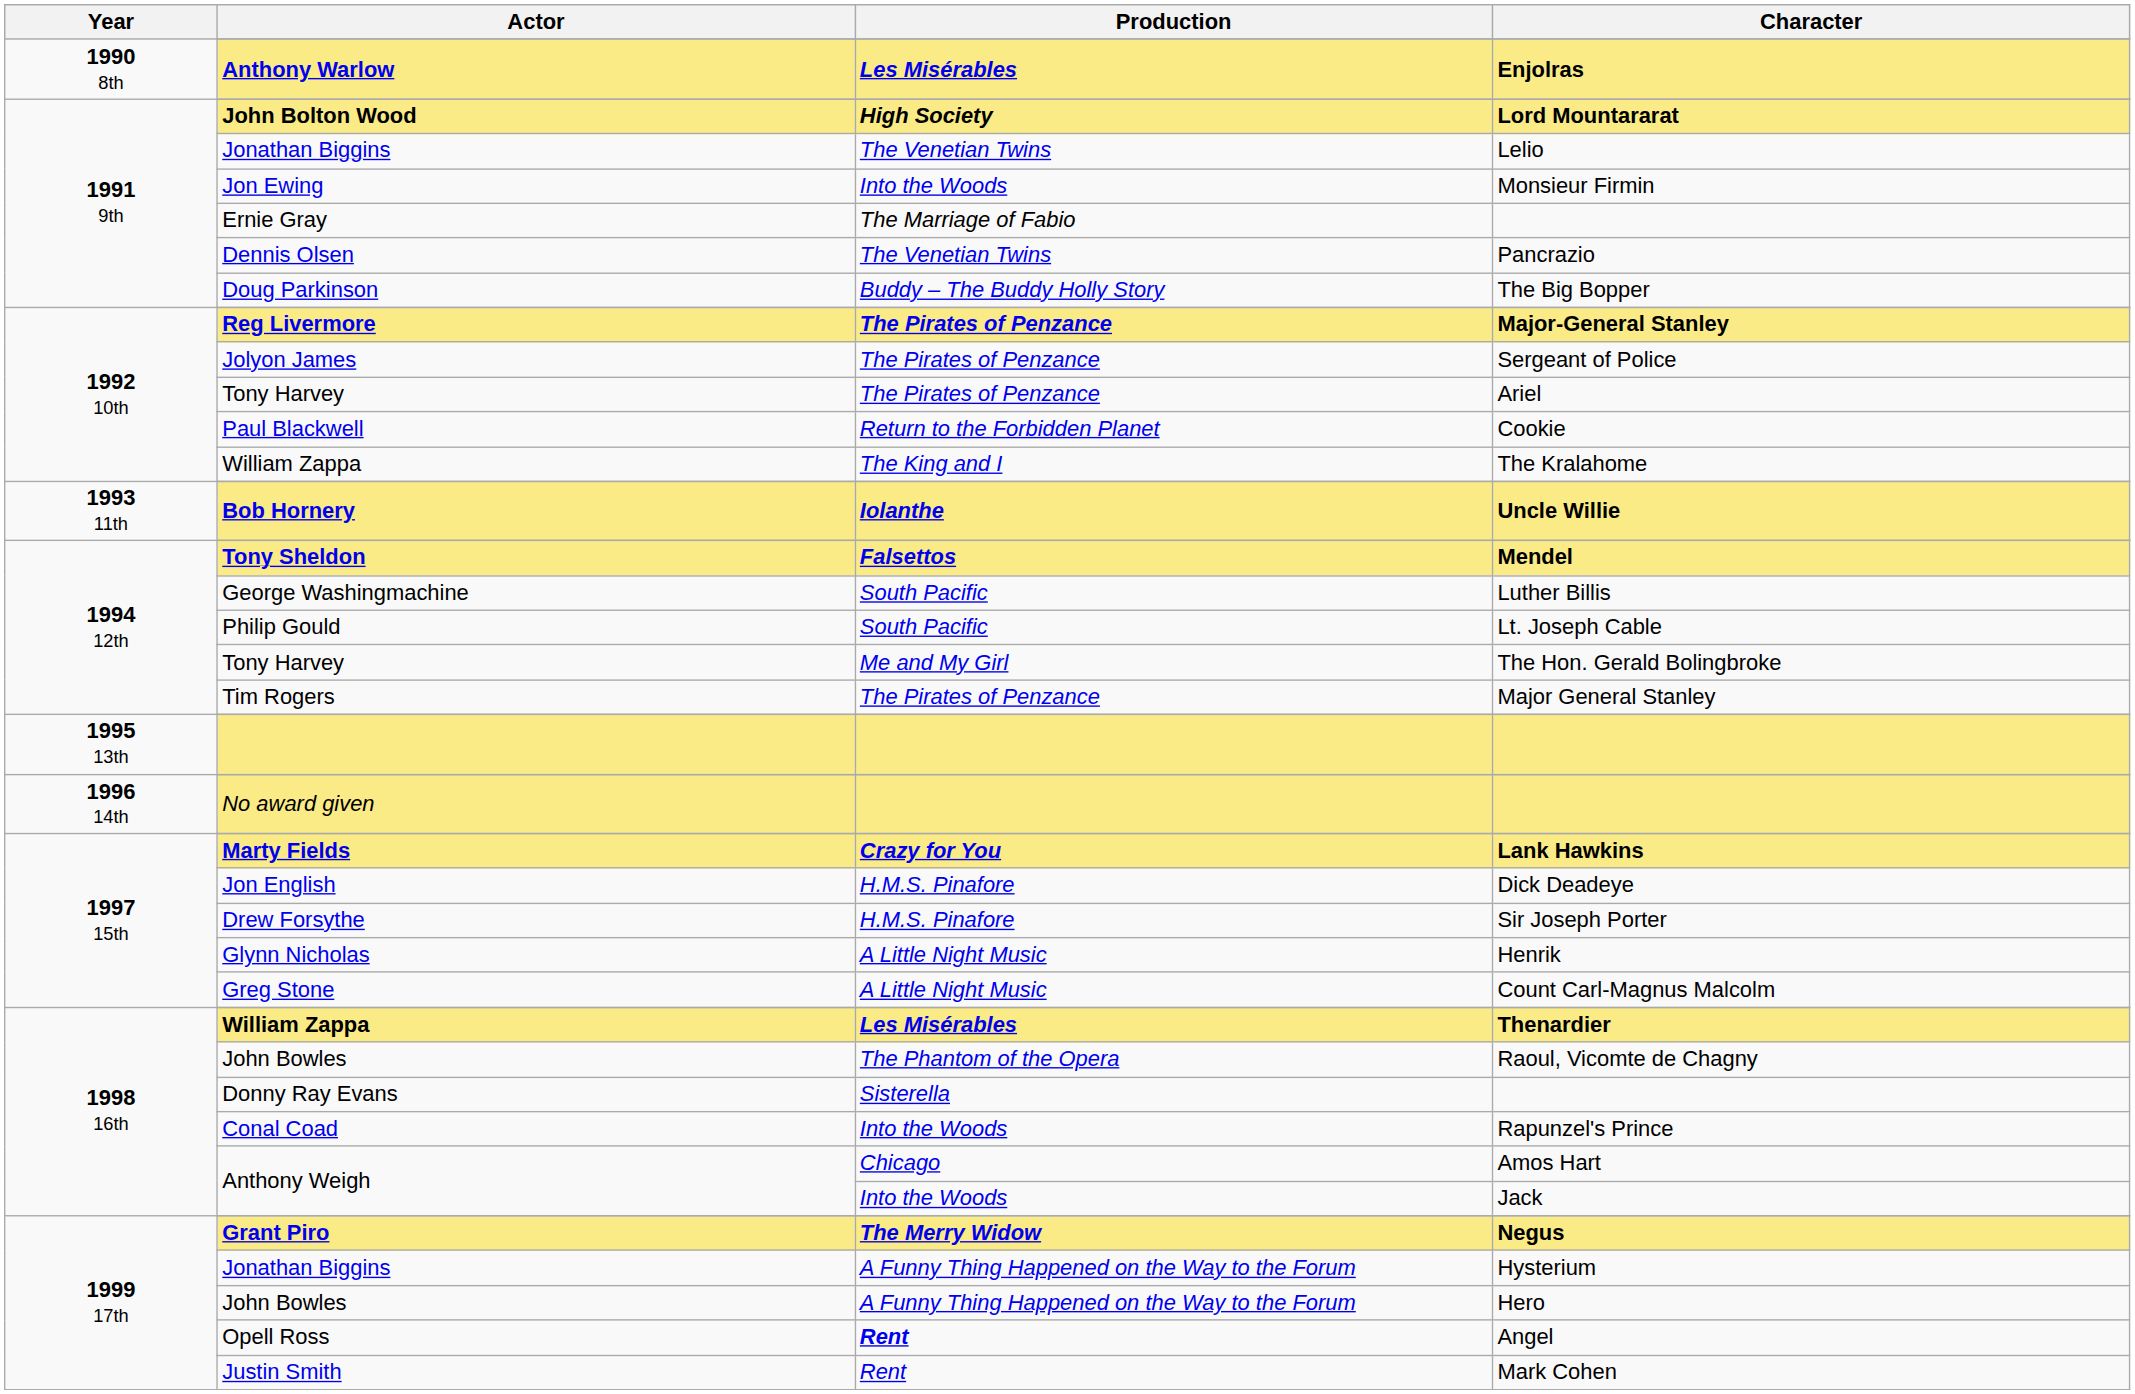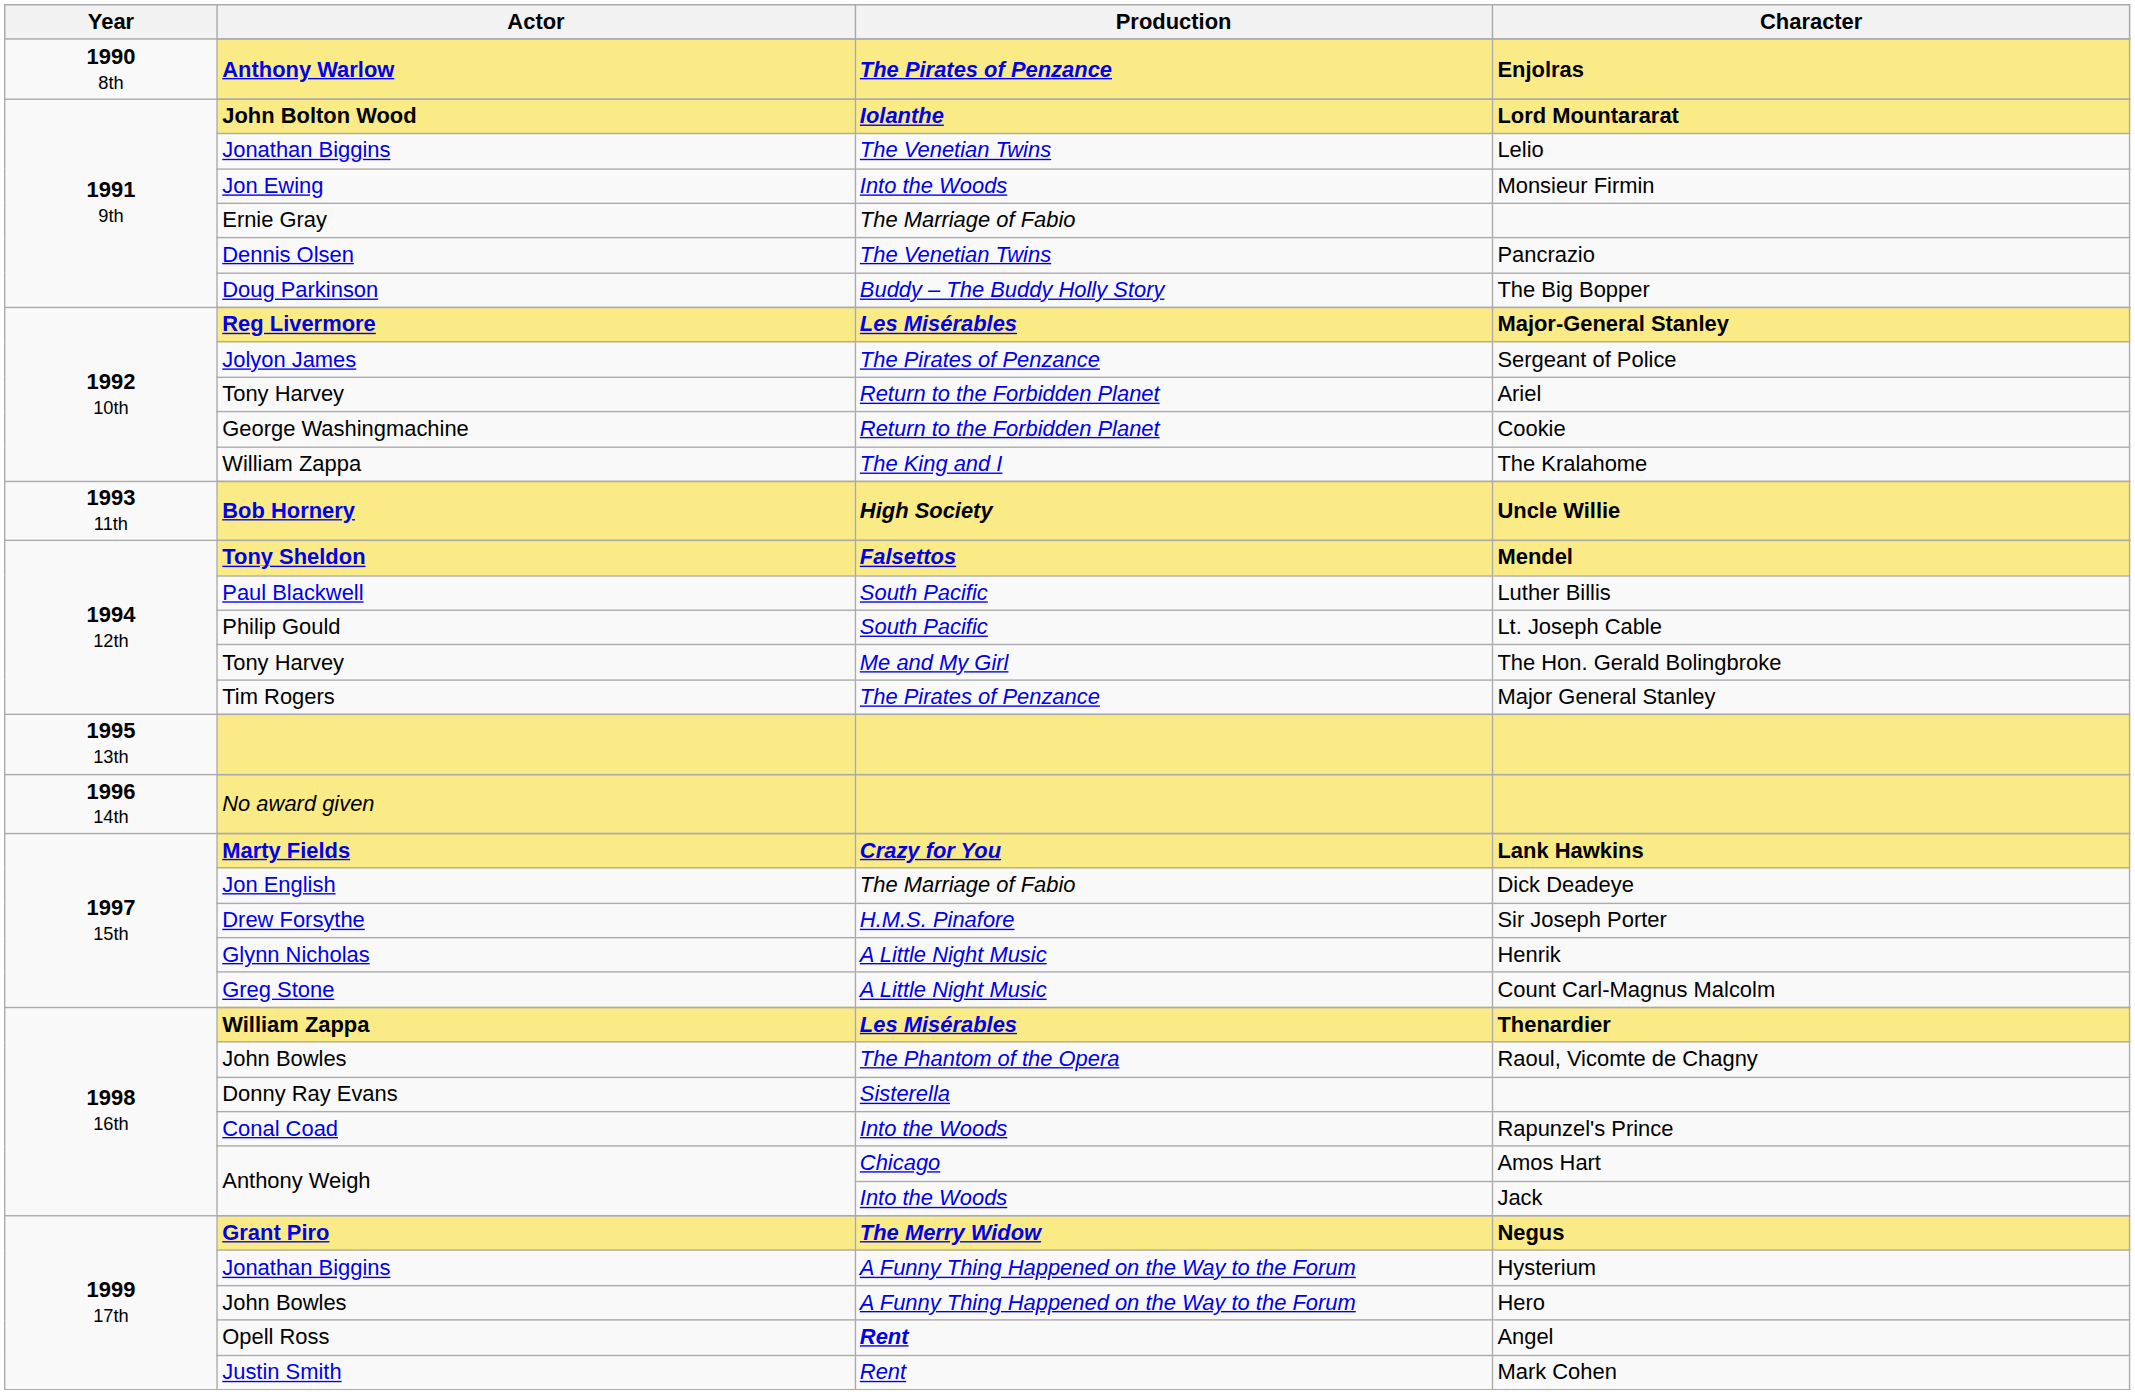(938, 68) Les Misérables -> (986, 68) The Pirates of Penzance
(926, 116) High Society -> (902, 116) Iolanthe
(986, 324) The Pirates of Penzance -> (938, 324) Les Misérables
(980, 394) The Pirates of Penzance -> (1010, 394) Return to the Forbidden Planet
(293, 428) Paul Blackwell -> (346, 428) George Washingmachine
(902, 510) Iolanthe -> (926, 510) High Society
(346, 592) George Washingmachine -> (293, 592) Paul Blackwell
(937, 885) H.M.S. Pinafore -> (968, 885) The Marriage of Fabio
